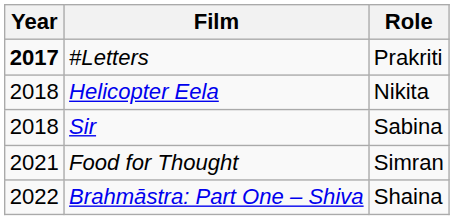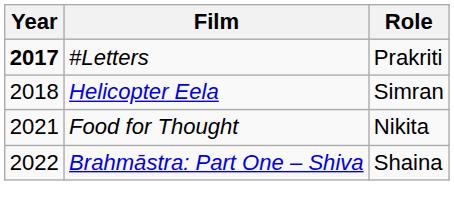(401, 92) Nikita -> (409, 92) Simran
- row: (83, 127)
(409, 162) Simran -> (401, 127) Nikita
